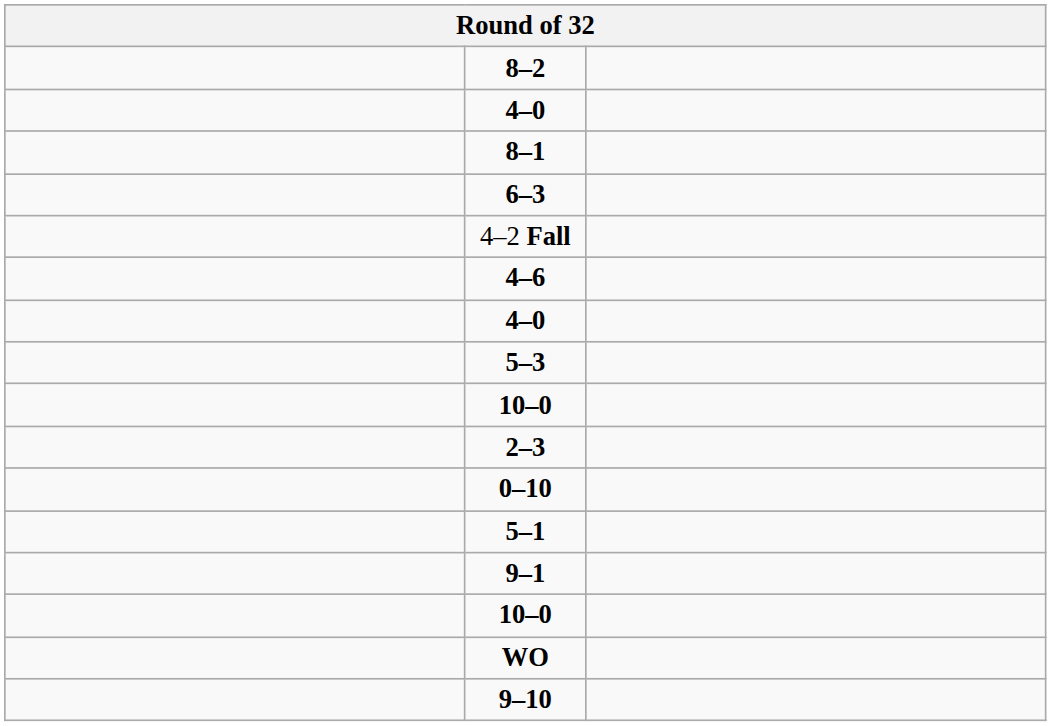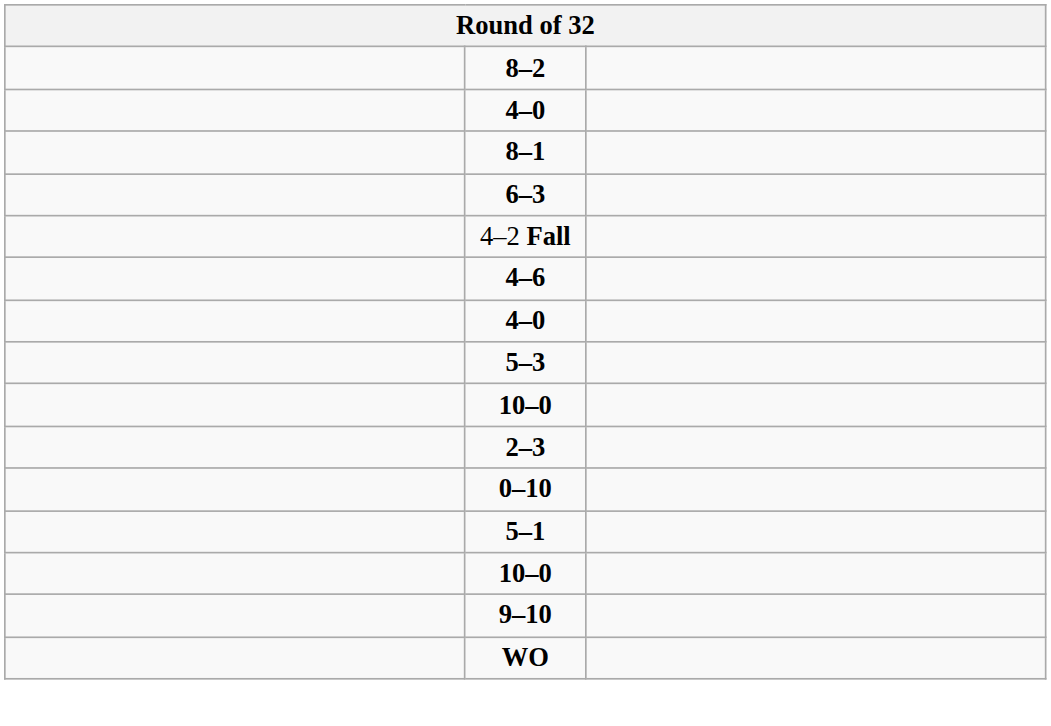- row: (235, 573)
rows swapped: (235, 700) <-> (235, 658)
